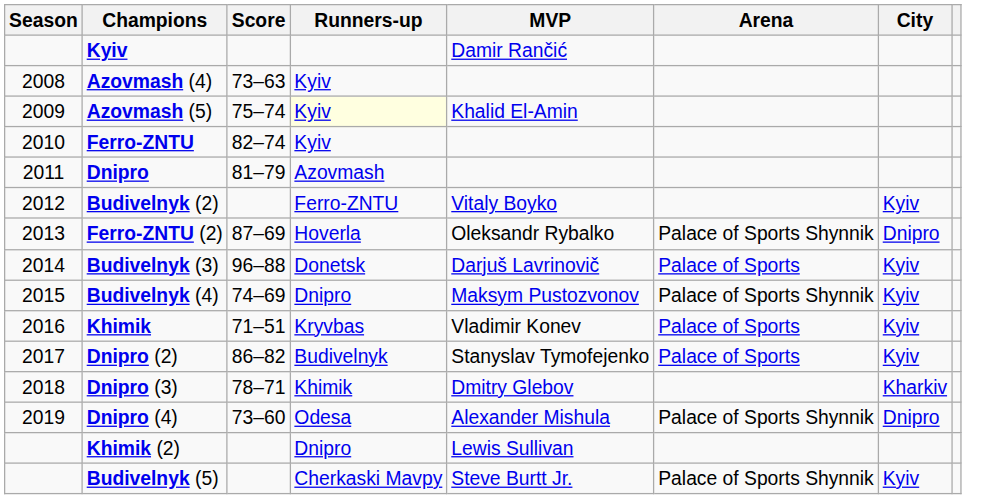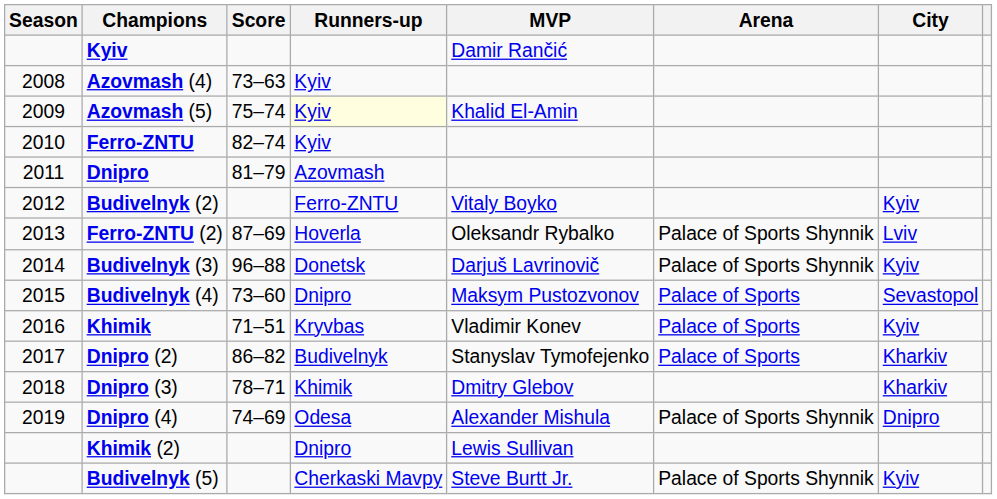(911, 234) Dnipro -> (900, 234) Lviv
(729, 265) Palace of Sports -> (766, 265) Palace of Sports Shynnik
(259, 295) 74–69 -> (259, 295) 73–60
(766, 295) Palace of Sports Shynnik -> (729, 295) Palace of Sports
(901, 295) Kyiv -> (930, 295) Sevastopol
(901, 356) Kyiv -> (915, 356) Kharkiv
(259, 417) 73–60 -> (259, 417) 74–69
